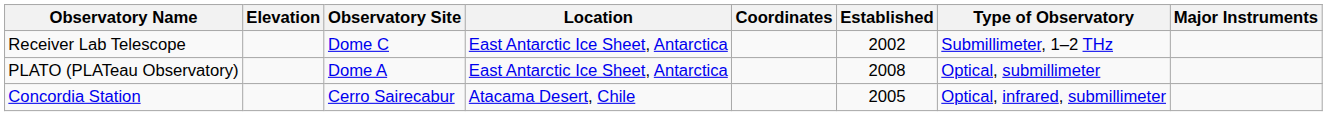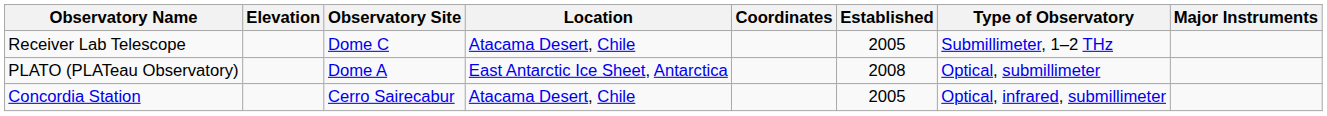(598, 44) East Antarctic Ice Sheet, Antarctica -> (552, 44) Atacama Desert, Chile
(887, 44) 2002 -> (887, 44) 2005
